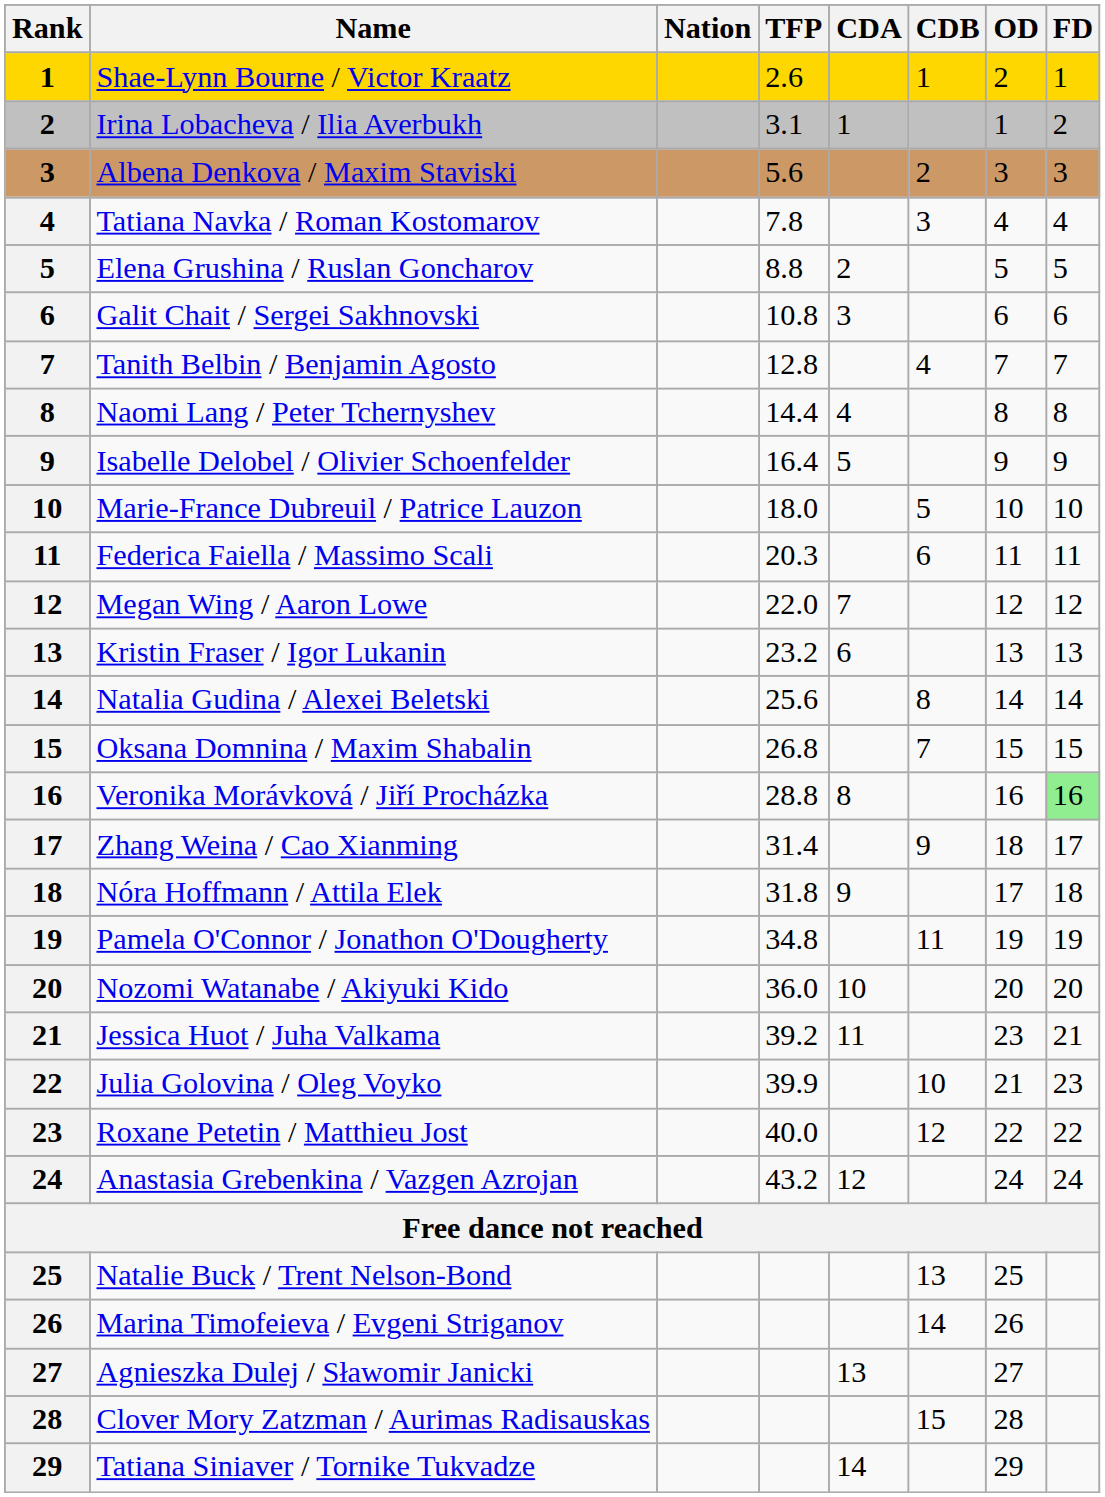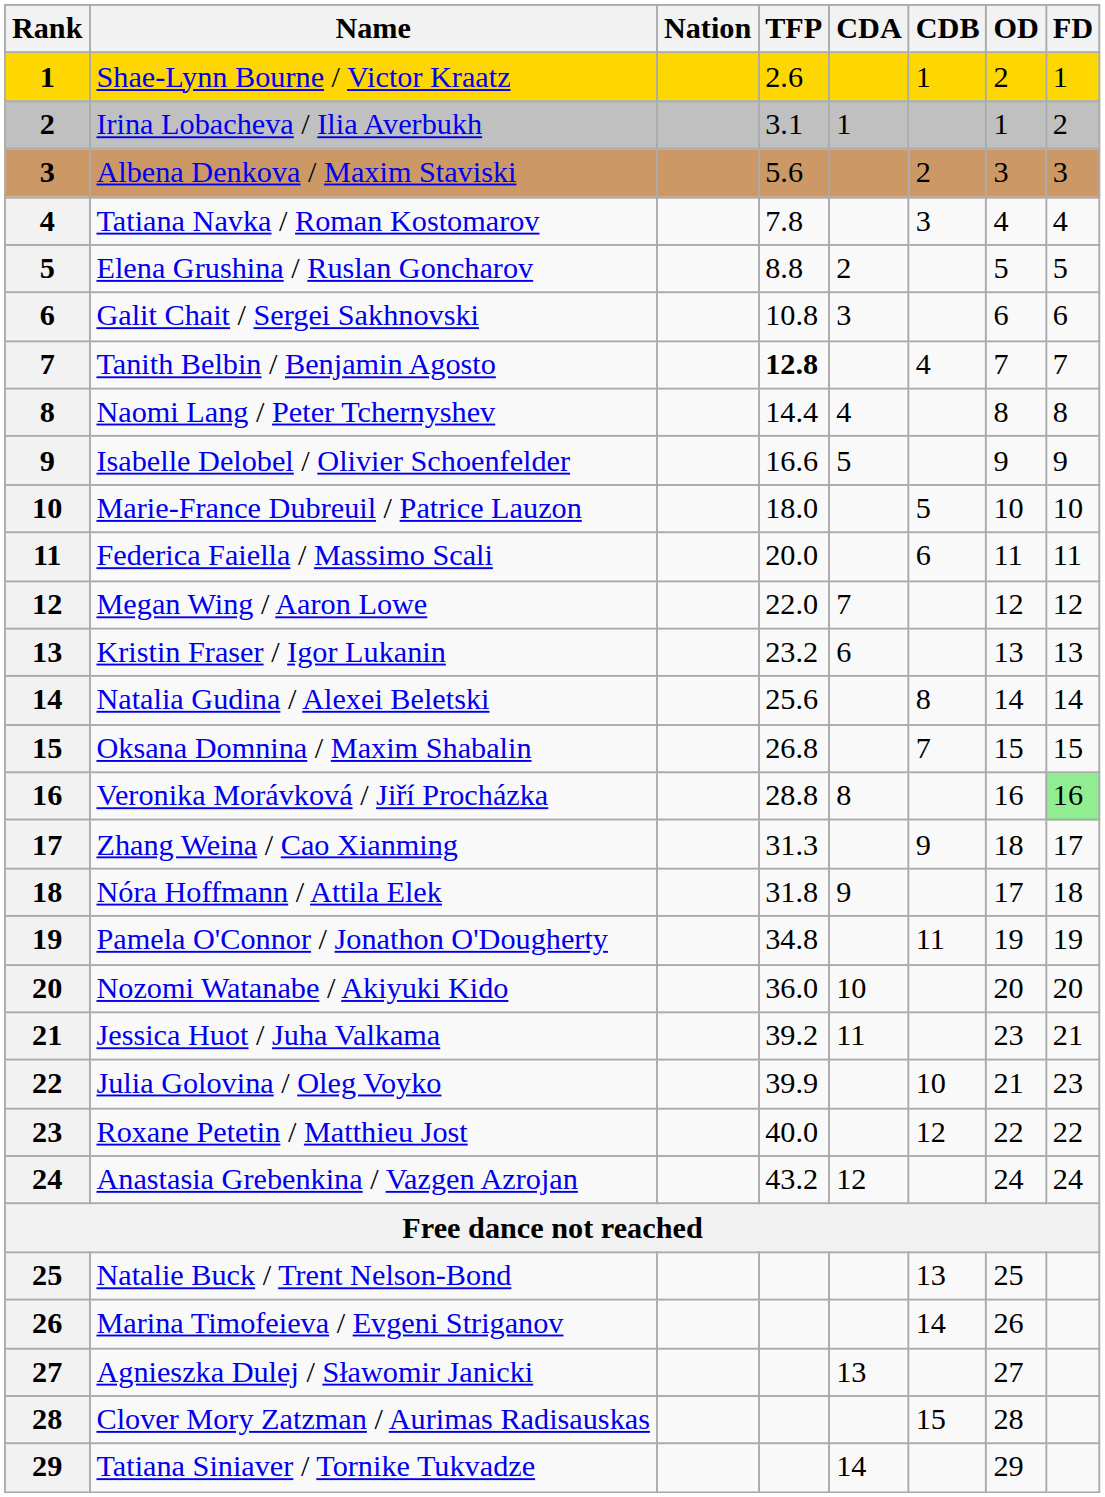(792, 364) normal -> (792, 364) bold
(792, 460) 16.4 -> (792, 460) 16.6
(792, 556) 20.3 -> (792, 556) 20.0
(792, 843) 31.4 -> (792, 843) 31.3
